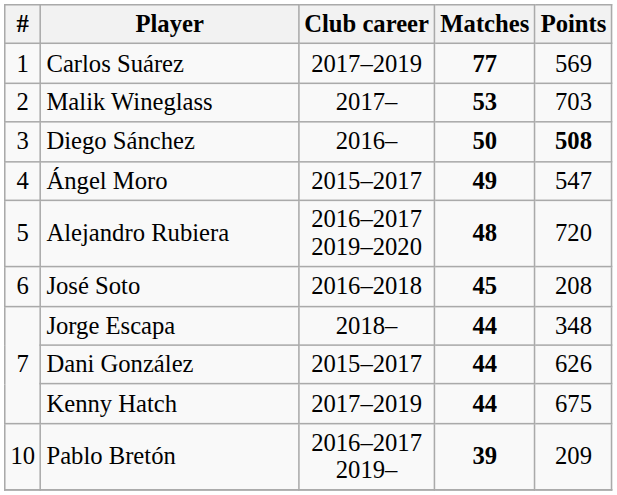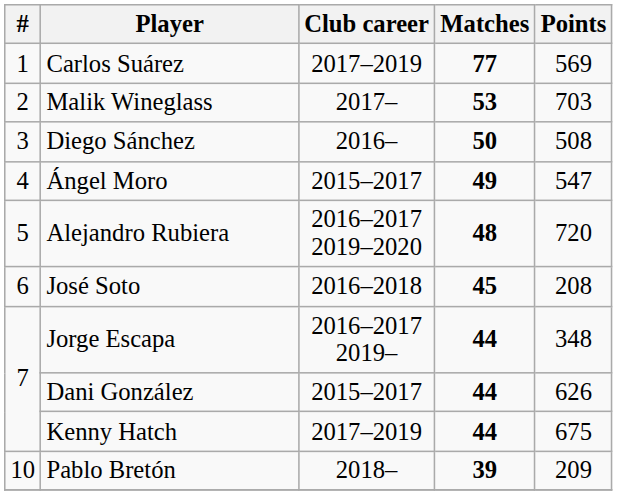(573, 141) bold -> (573, 141) normal
(367, 325) 2018– -> (367, 339) 2016–2017 2019–
(367, 456) 2016–2017 2019– -> (367, 470) 2018–
